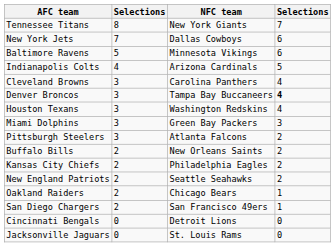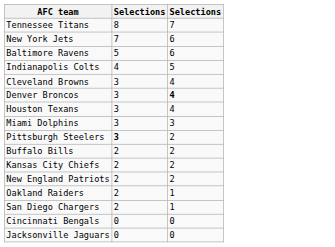- column: (221, 11)
(116, 137) normal -> (116, 137) bold
